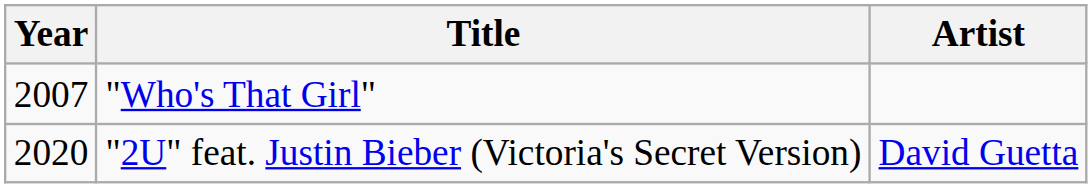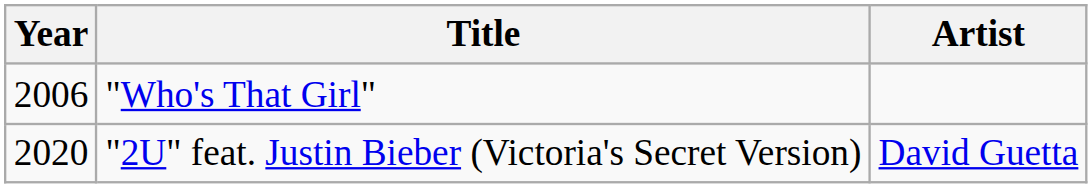(51, 93) 2007 -> (51, 93) 2006
